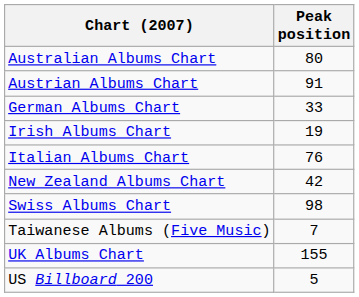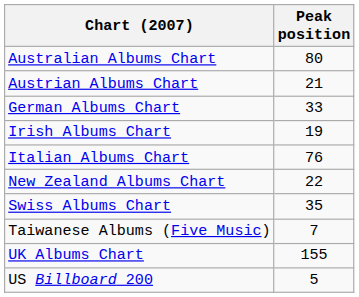(314, 83) 91 -> (314, 83) 21
(314, 182) 42 -> (314, 182) 22
(314, 206) 98 -> (314, 206) 35
